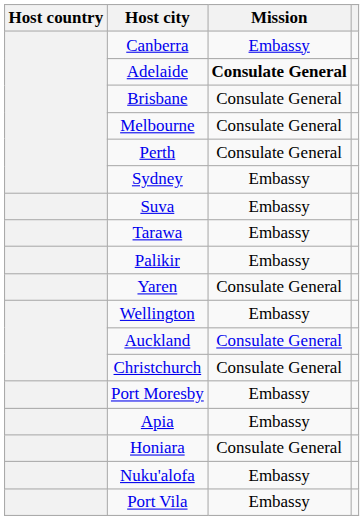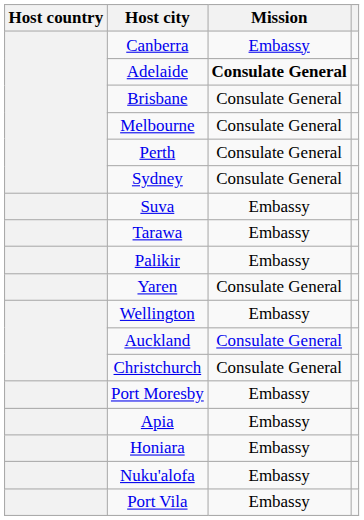(279, 179) Embassy -> (279, 179) Consulate General
(279, 448) Consulate General -> (279, 448) Embassy
